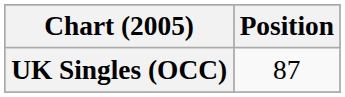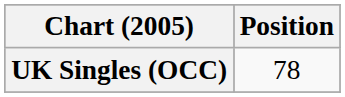(287, 69) 87 -> (287, 69) 78
